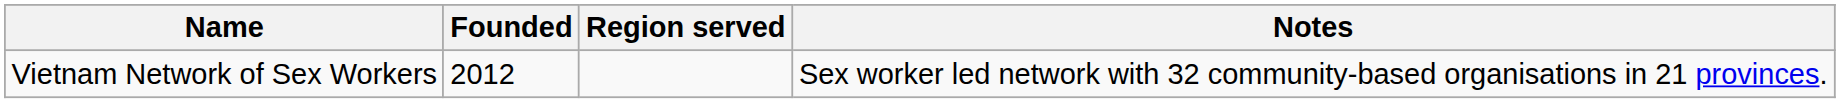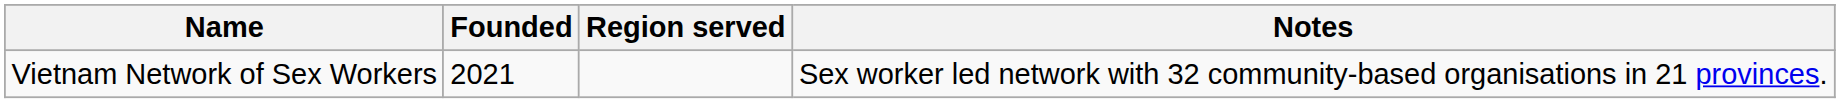(483, 73) 2012 -> (483, 73) 2021
